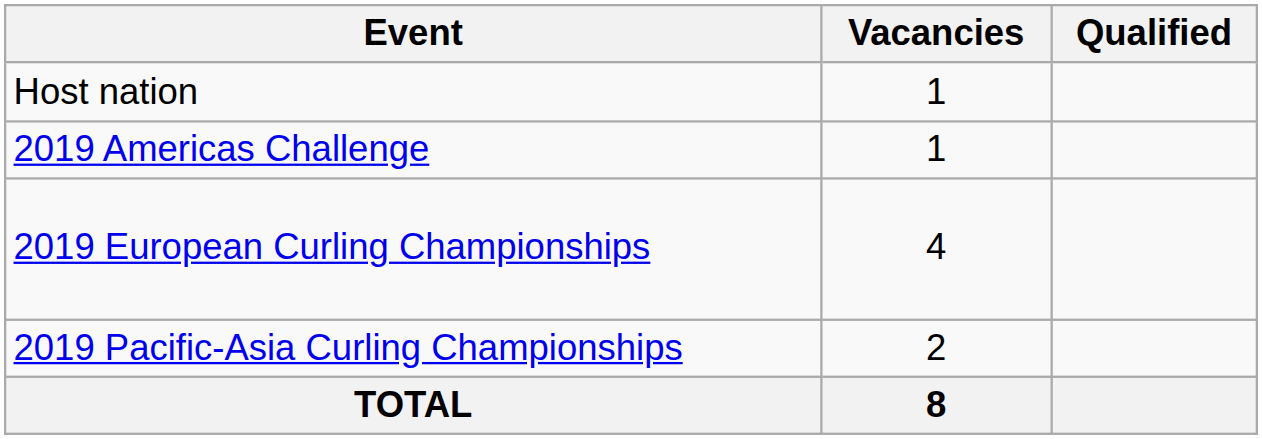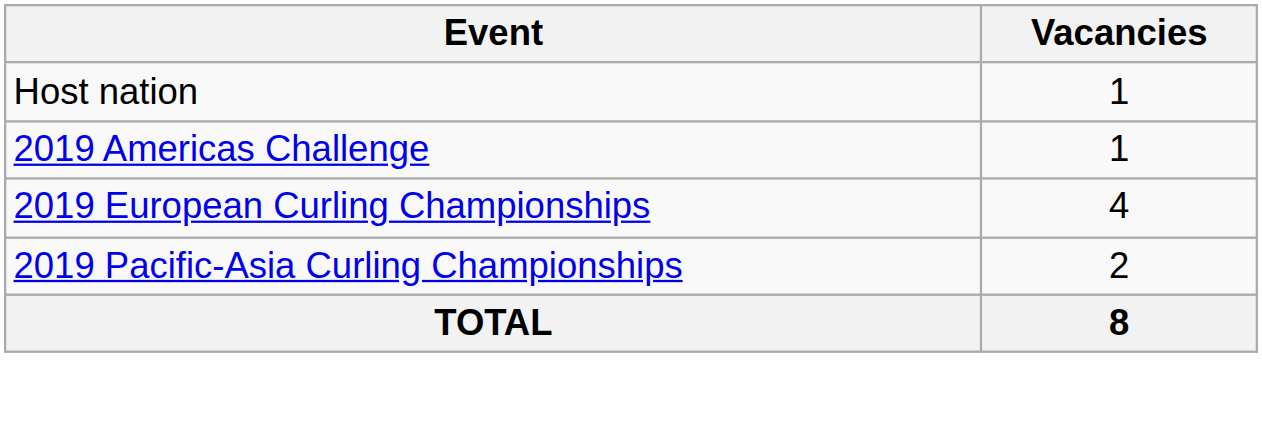- column: (1154, 33)
